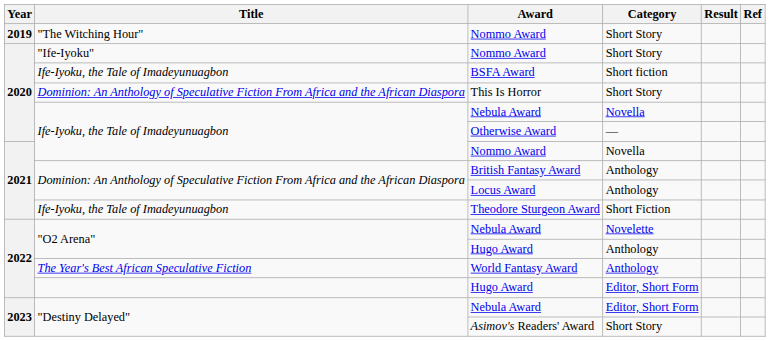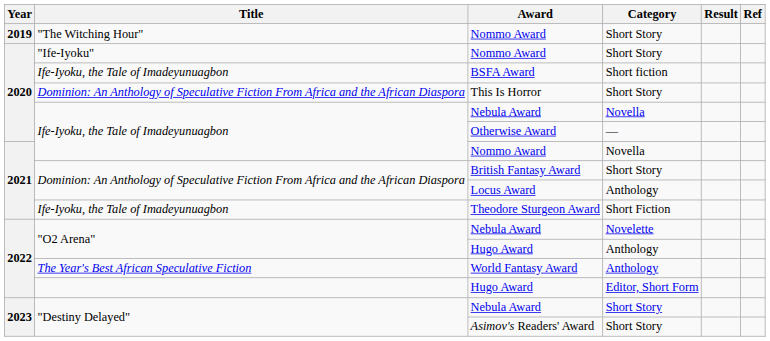(632, 170) Anthology -> (634, 170) Short Story
(652, 307) Editor, Short Form -> (634, 307) Short Story
